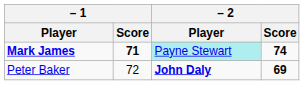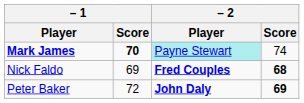(133, 51) 71 -> (133, 51) 70
(280, 51) bold -> (280, 51) normal
+ row: (35, 70)
